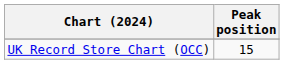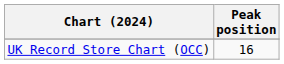(246, 49) 15 -> (246, 49) 16
